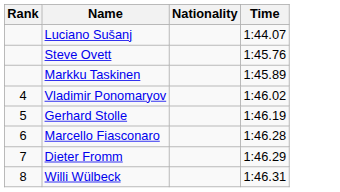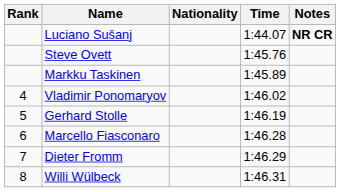+ column: (312, 14)
